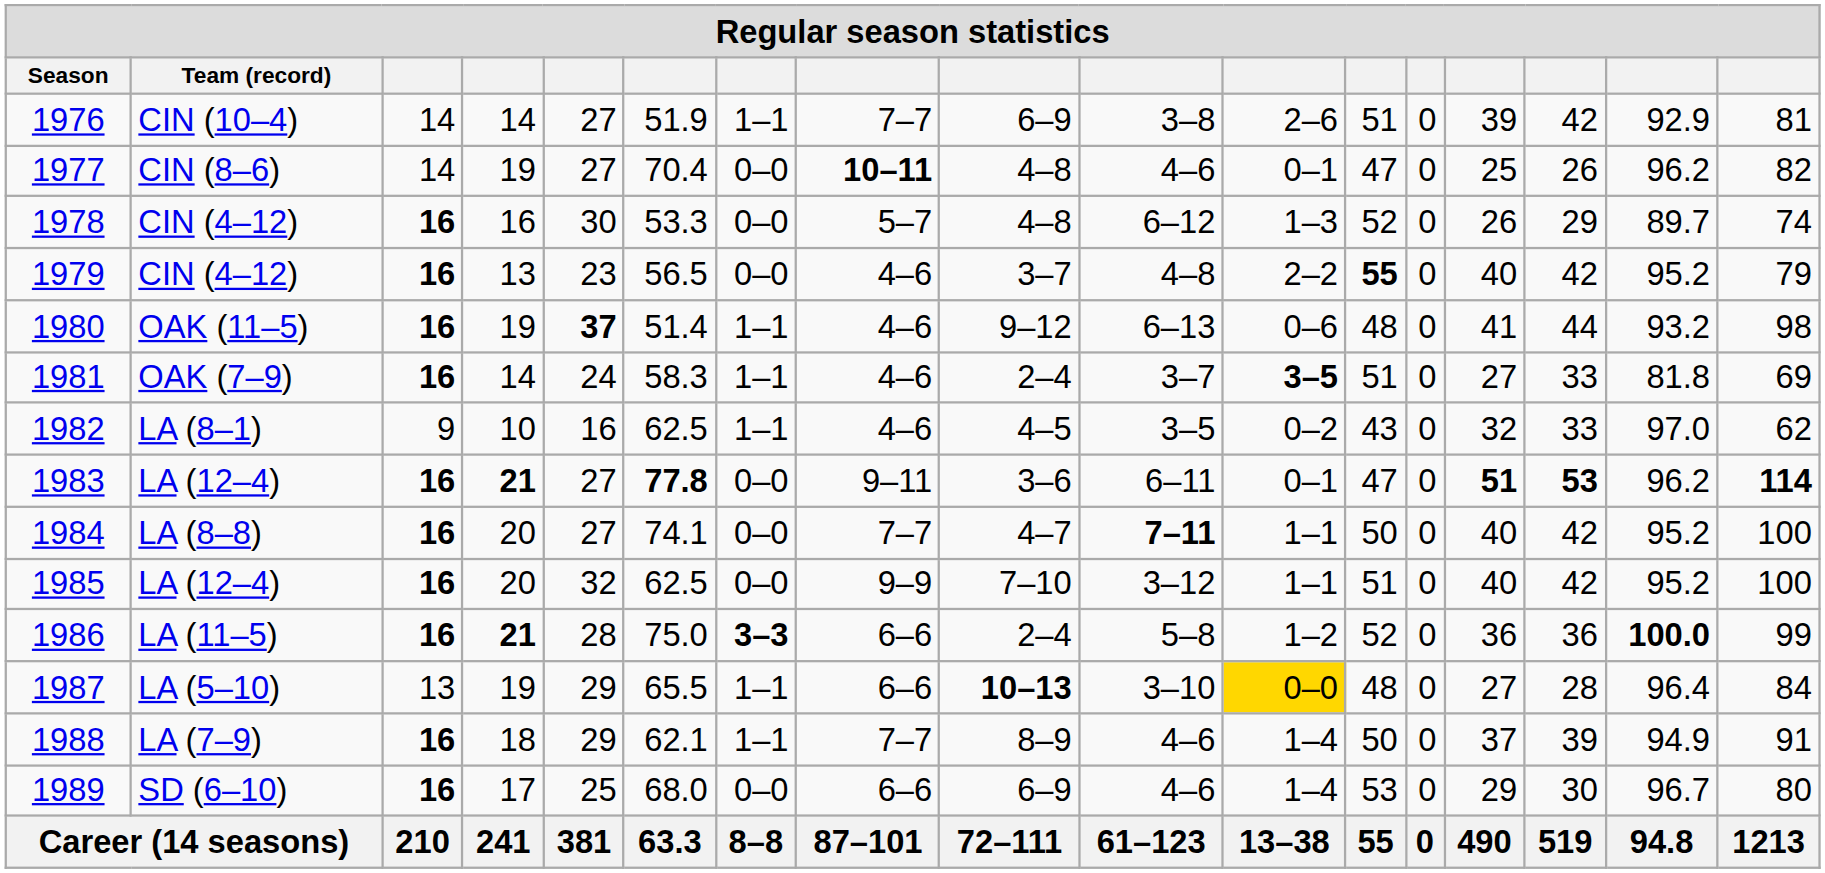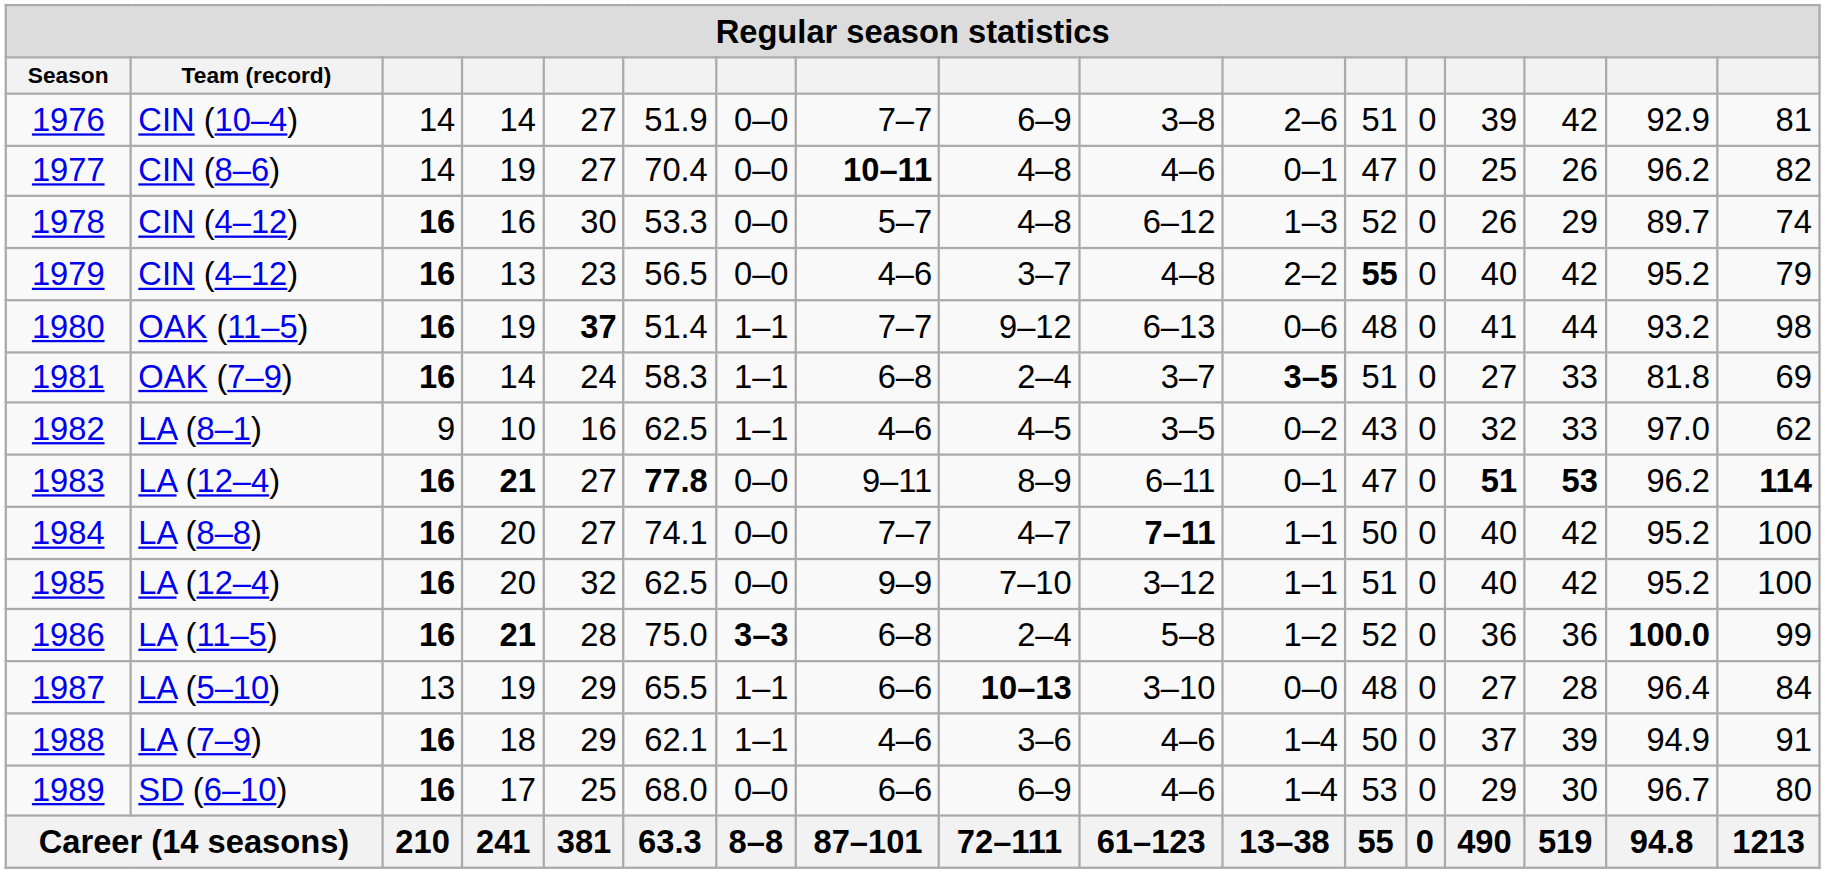(761, 119) 1–1 -> (761, 119) 0–0
(905, 325) 4–6 -> (905, 325) 7–7
(905, 377) 4–6 -> (905, 377) 6–8
(1044, 480) 3–6 -> (1044, 480) 8–9
(905, 635) 6–6 -> (905, 635) 6–8
(1311, 687) gold background -> (1311, 687) no background
(905, 739) 7–7 -> (905, 739) 4–6
(1044, 739) 8–9 -> (1044, 739) 3–6
